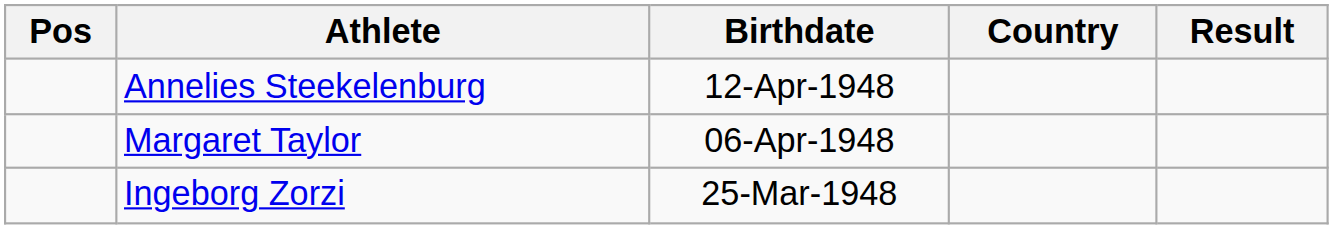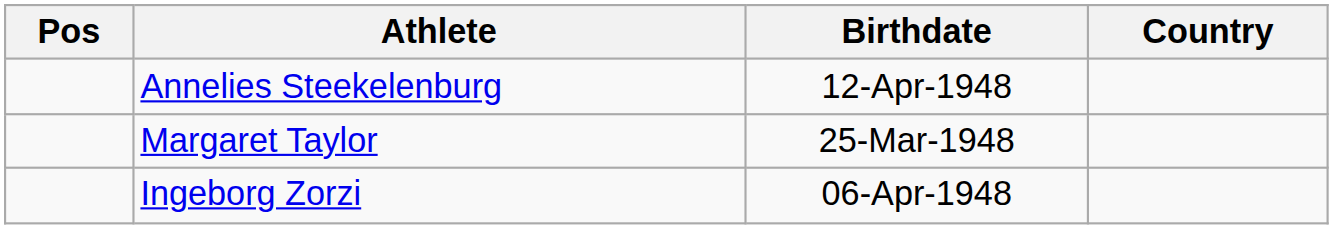- column: (1242, 31)
(799, 140) 06-Apr-1948 -> (917, 140) 25-Mar-1948
(799, 194) 25-Mar-1948 -> (917, 194) 06-Apr-1948
